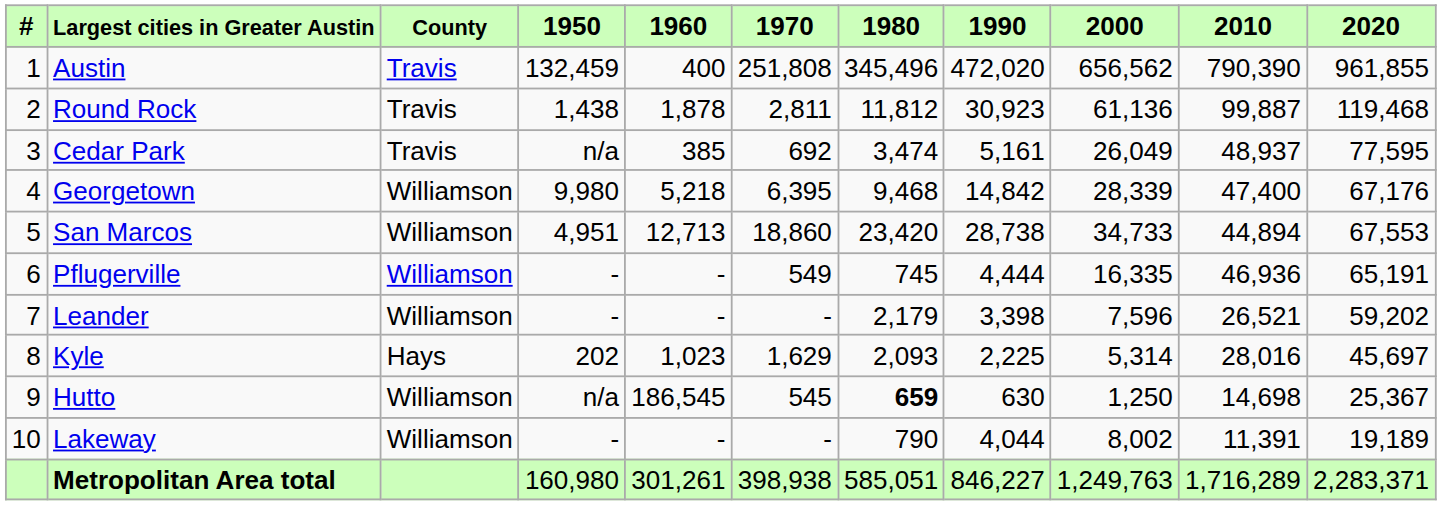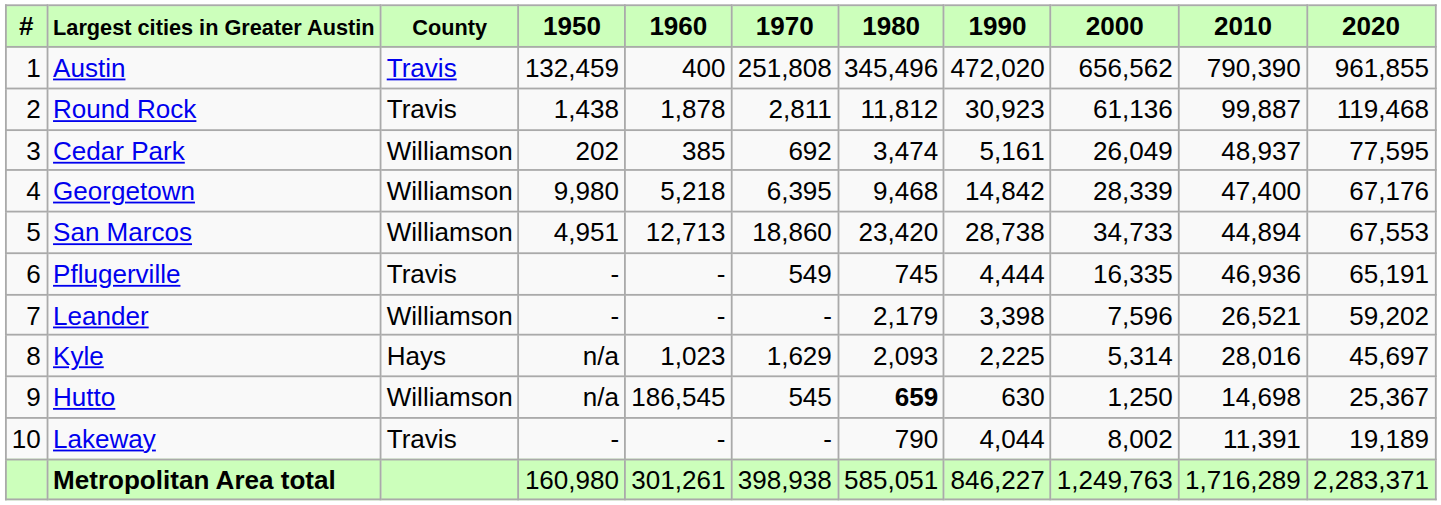(422, 150) Travis -> (450, 150) Williamson
(601, 150) n/a -> (597, 150) 202
(450, 274) Williamson -> (422, 274) Travis
(597, 356) 202 -> (601, 356) n/a
(450, 438) Williamson -> (422, 438) Travis
